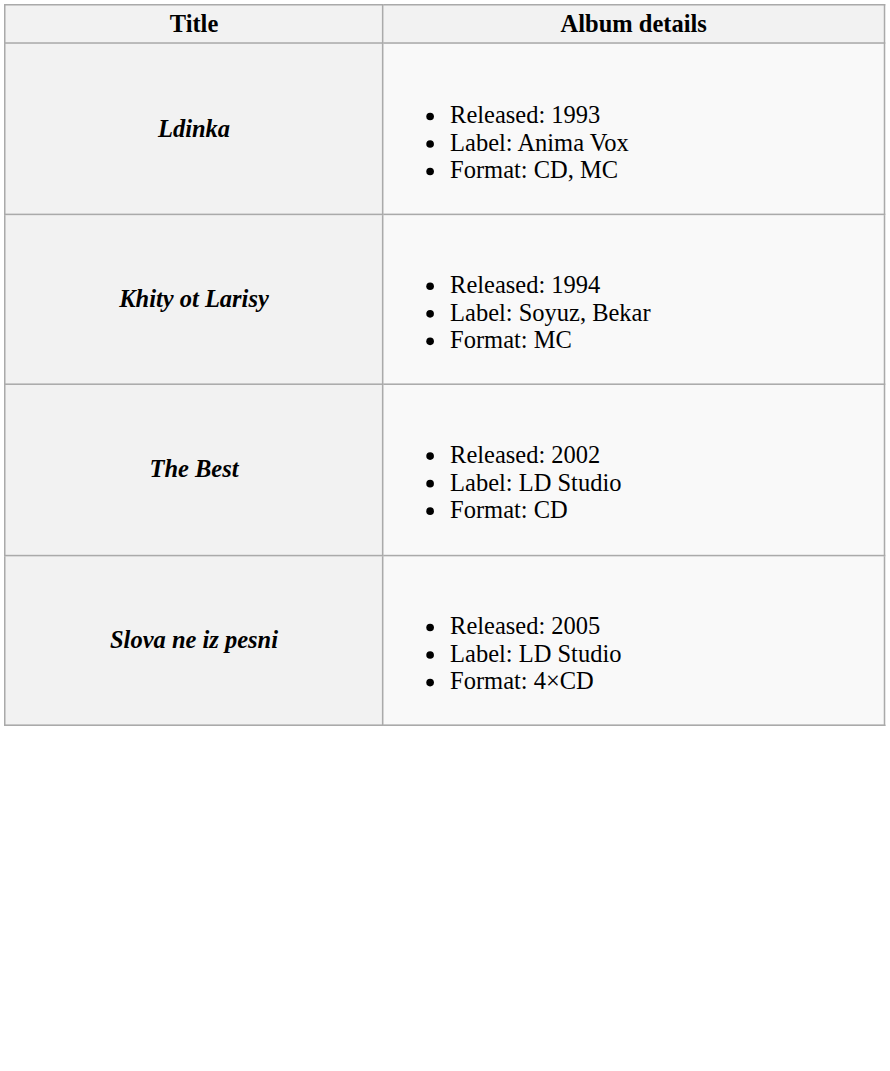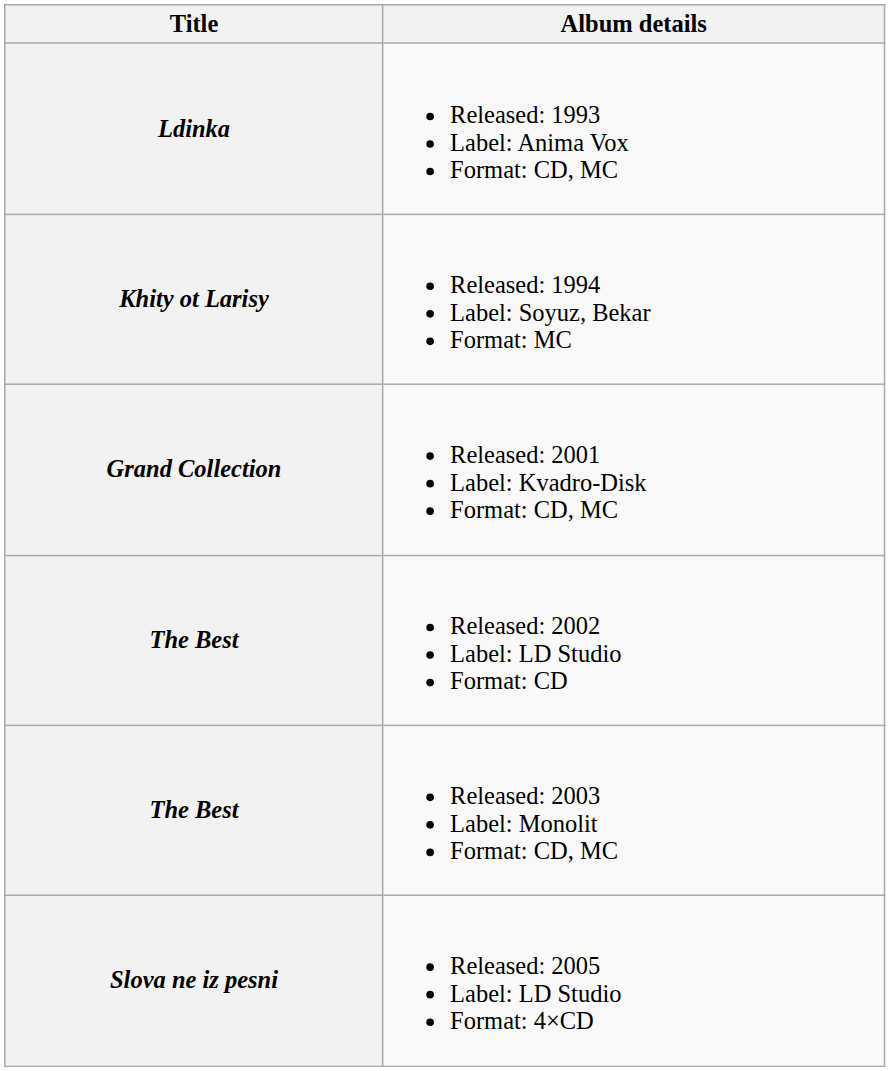+ row: (634, 483)
+ row: (634, 824)
